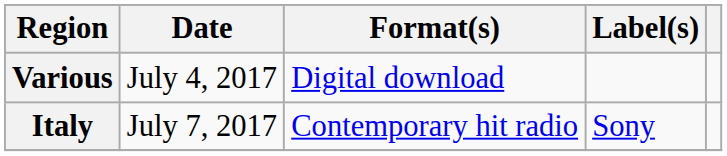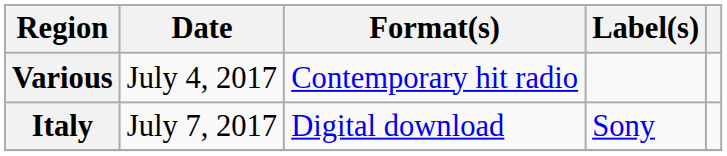(398, 77) Digital download -> (435, 77) Contemporary hit radio
(435, 125) Contemporary hit radio -> (398, 125) Digital download
